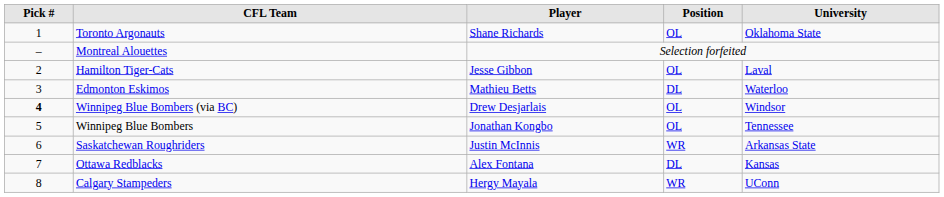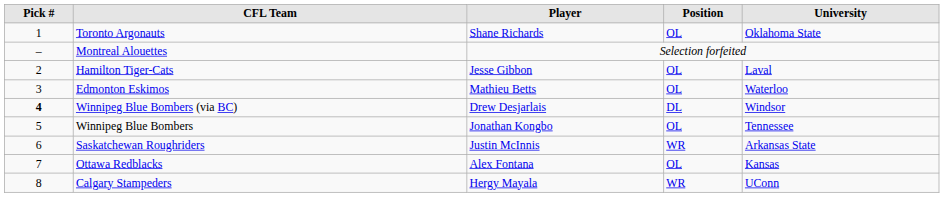(674, 88) DL -> (674, 88) OL
(674, 107) OL -> (674, 107) DL
(674, 164) DL -> (674, 164) OL
